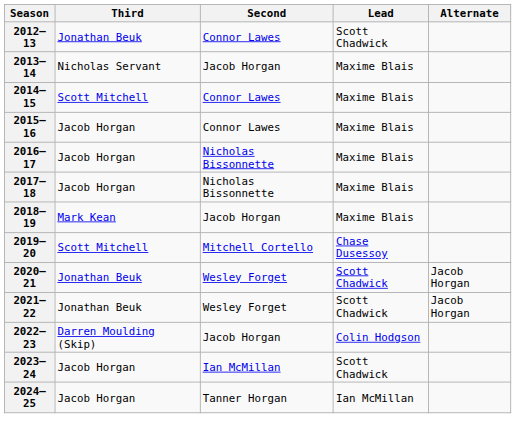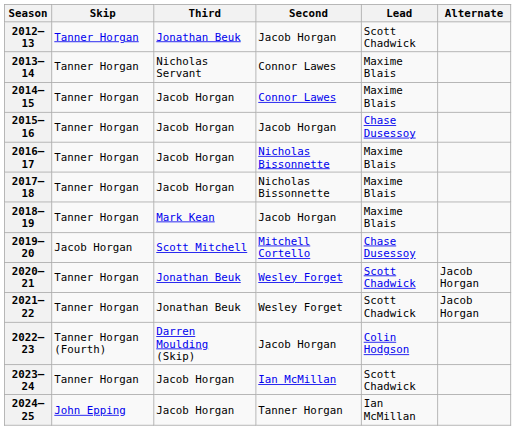+ column: (103, 13)
(242, 37) Connor Lawes -> (297, 37) Jacob Horgan
(242, 67) Jacob Horgan -> (297, 67) Connor Lawes
(103, 97) Scott Mitchell -> (195, 97) Jacob Horgan
(242, 127) Connor Lawes -> (297, 127) Jacob Horgan
(375, 127) Maxime Blais -> (390, 127) Chase Dusessoy
